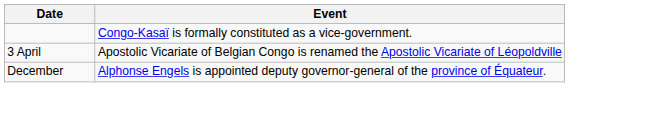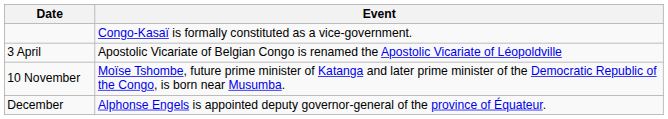+ row: (44, 78)
